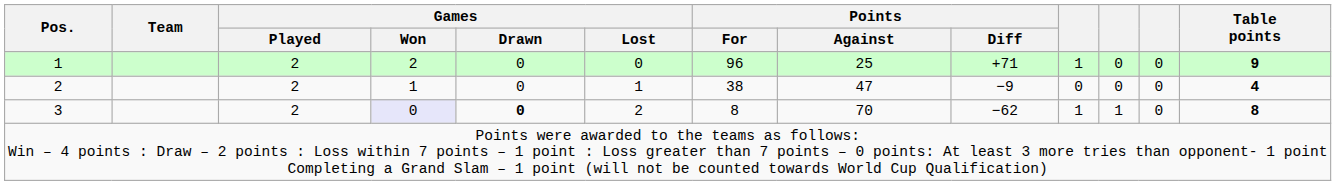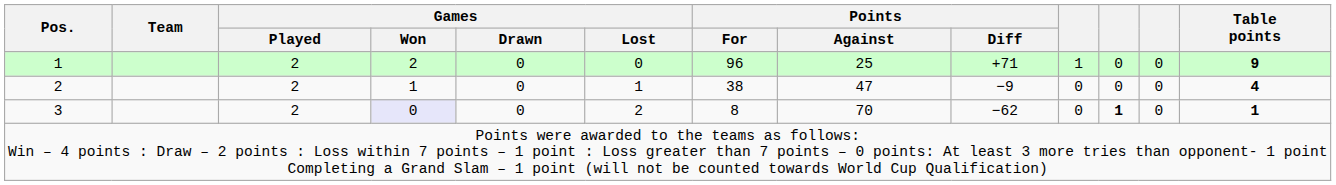(520, 111) bold -> (520, 111) normal
(1079, 111) 1 -> (1079, 111) 0
(1119, 111) normal -> (1119, 111) bold
(1255, 111) 8 -> (1255, 111) 1
